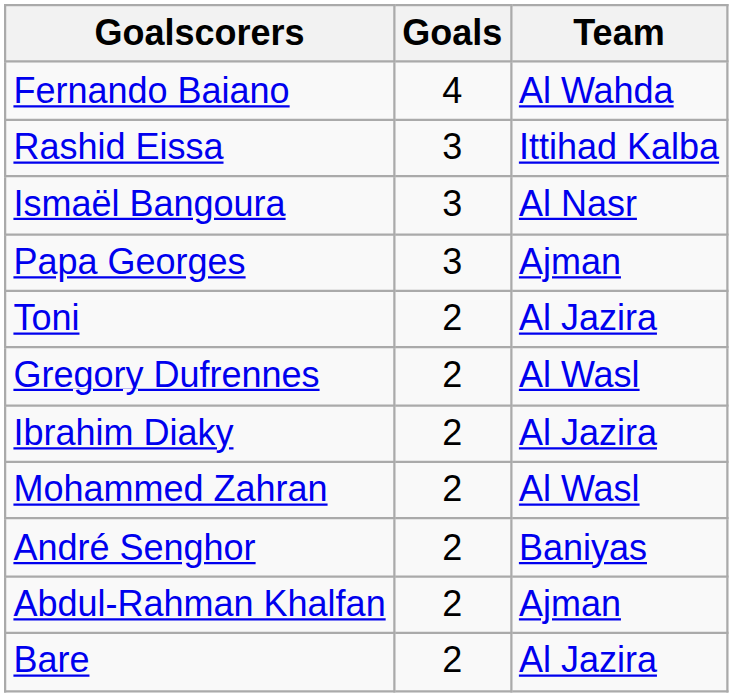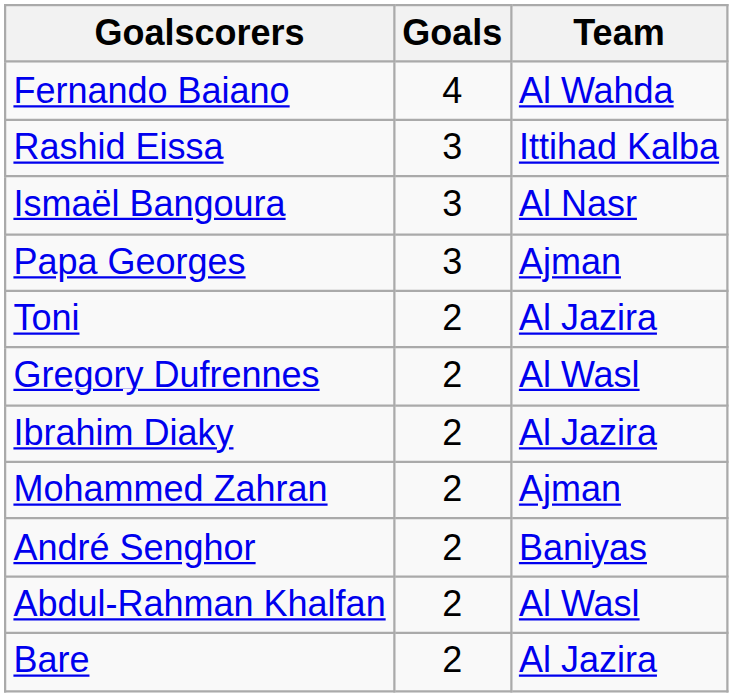(579, 489) Al Wasl -> (570, 489) Ajman
(570, 603) Ajman -> (579, 603) Al Wasl
